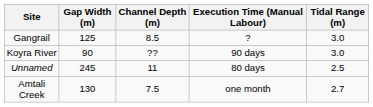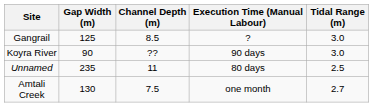(87, 68) 245 -> (87, 68) 235
